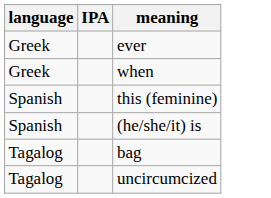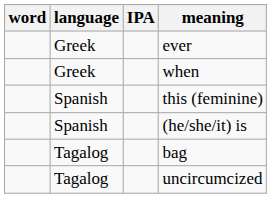+ column: (27, 17)
